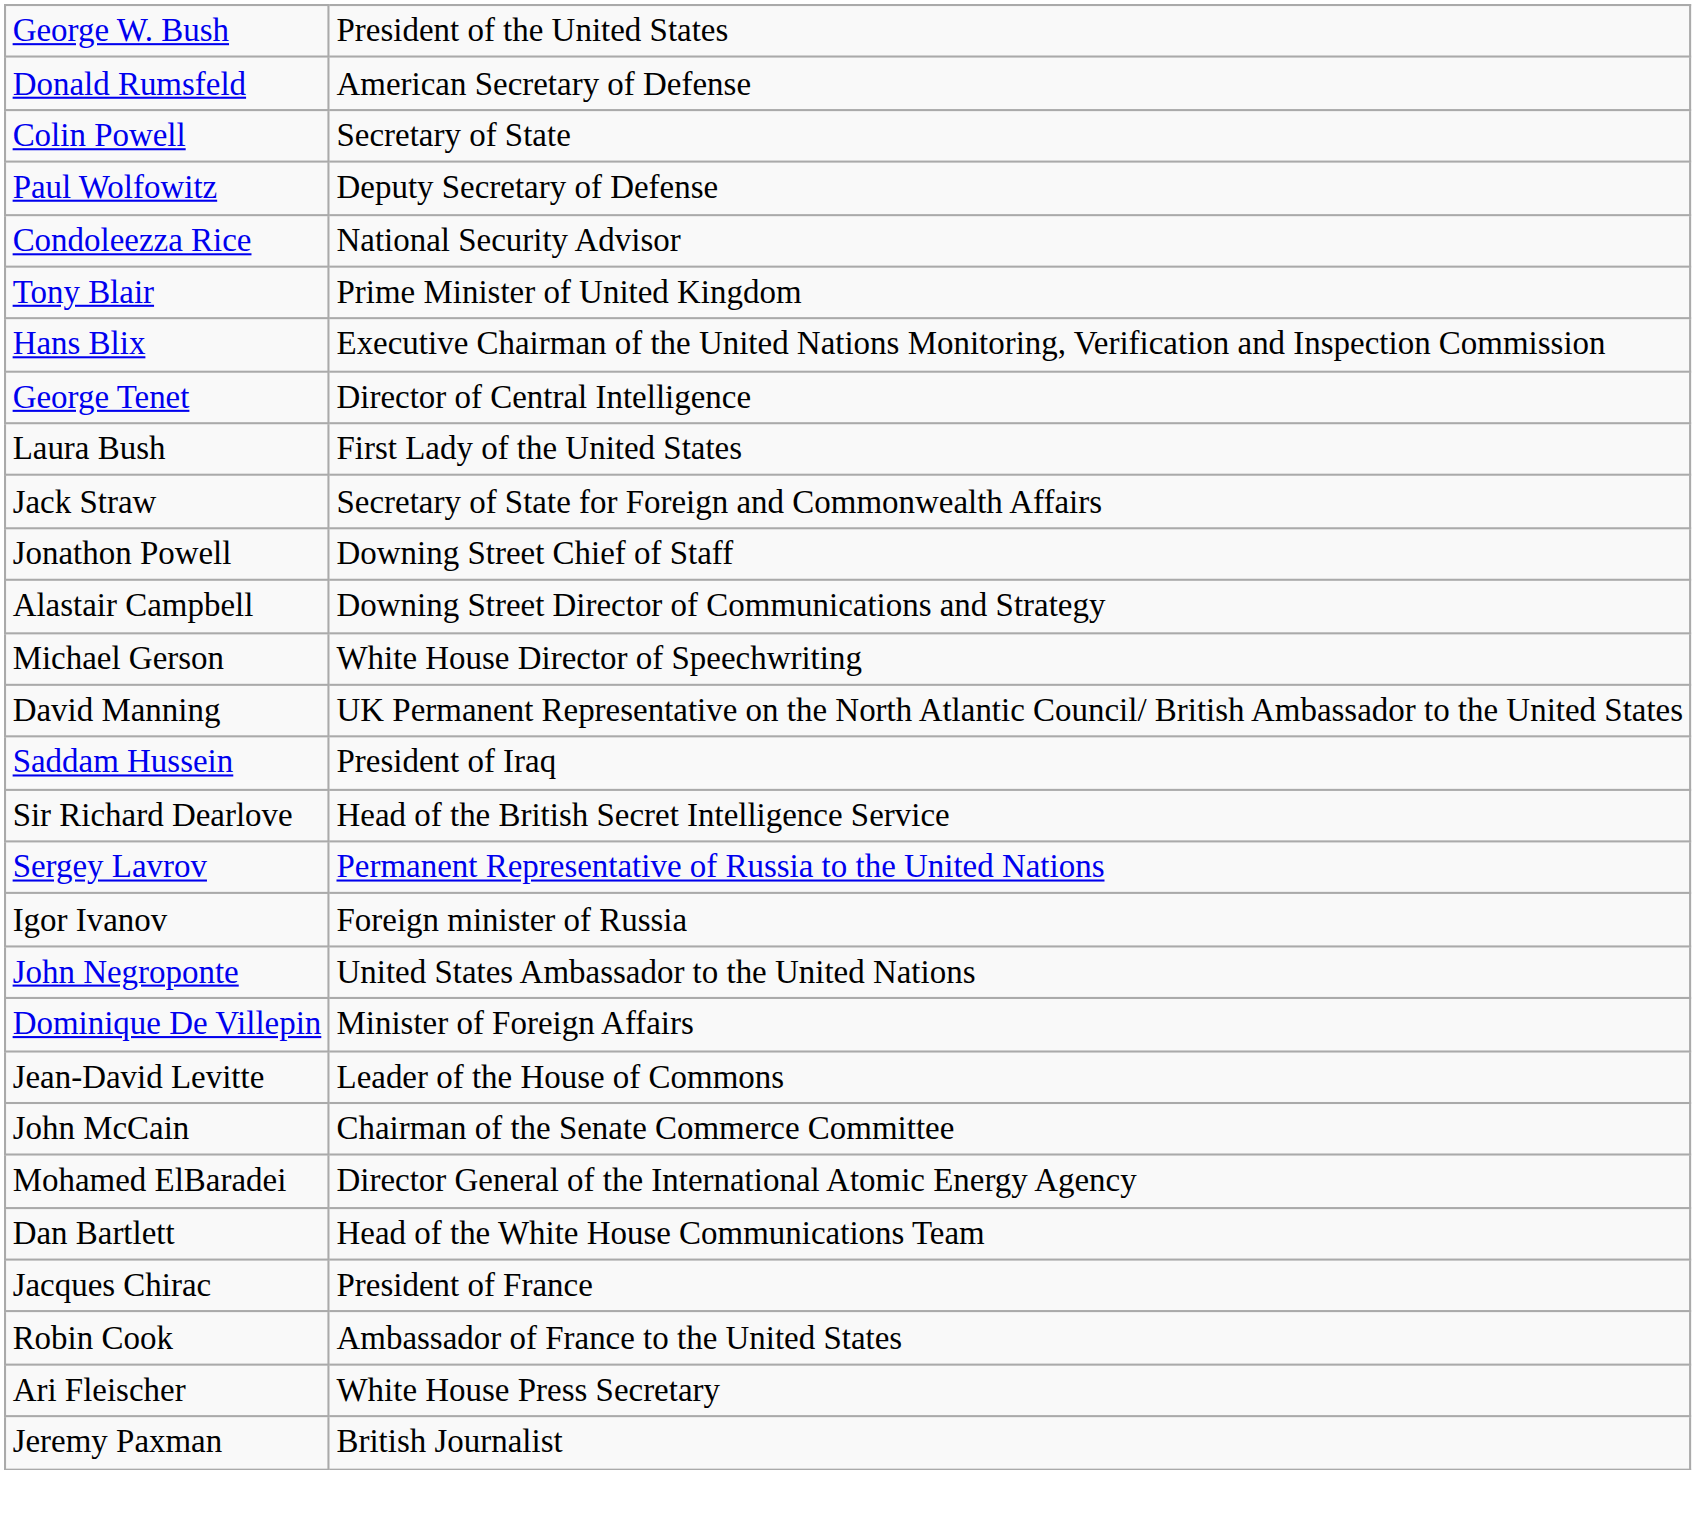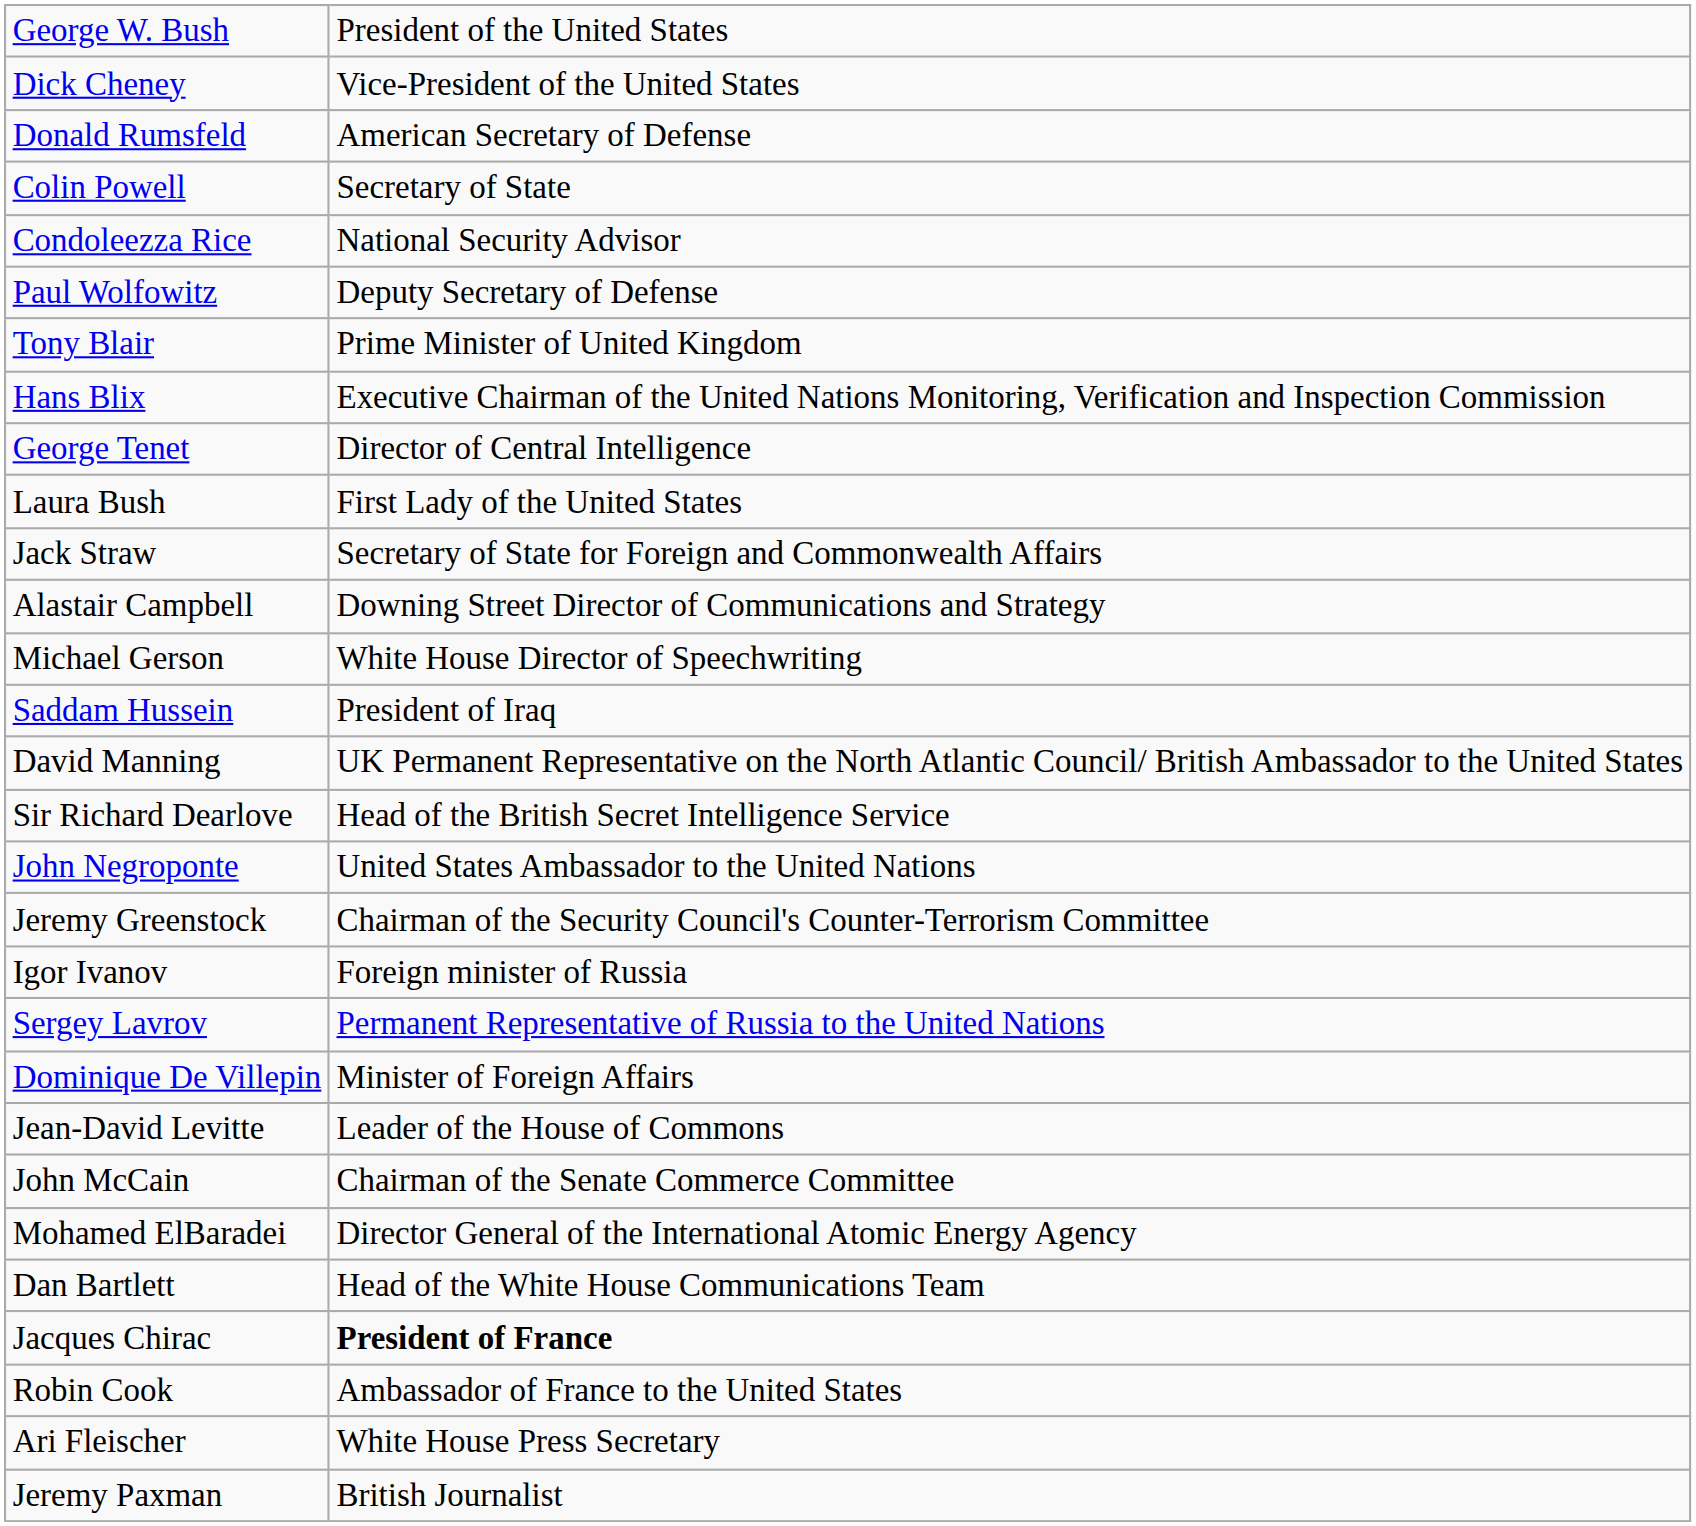+ row: (99, 82)
rows swapped: (132, 239) <-> (115, 187)
- row: (122, 553)
rows swapped: (123, 762) <-> (117, 710)
rows swapped: (126, 971) <-> (110, 866)
+ row: (139, 919)
(465, 1285) normal -> (474, 1337) bold
